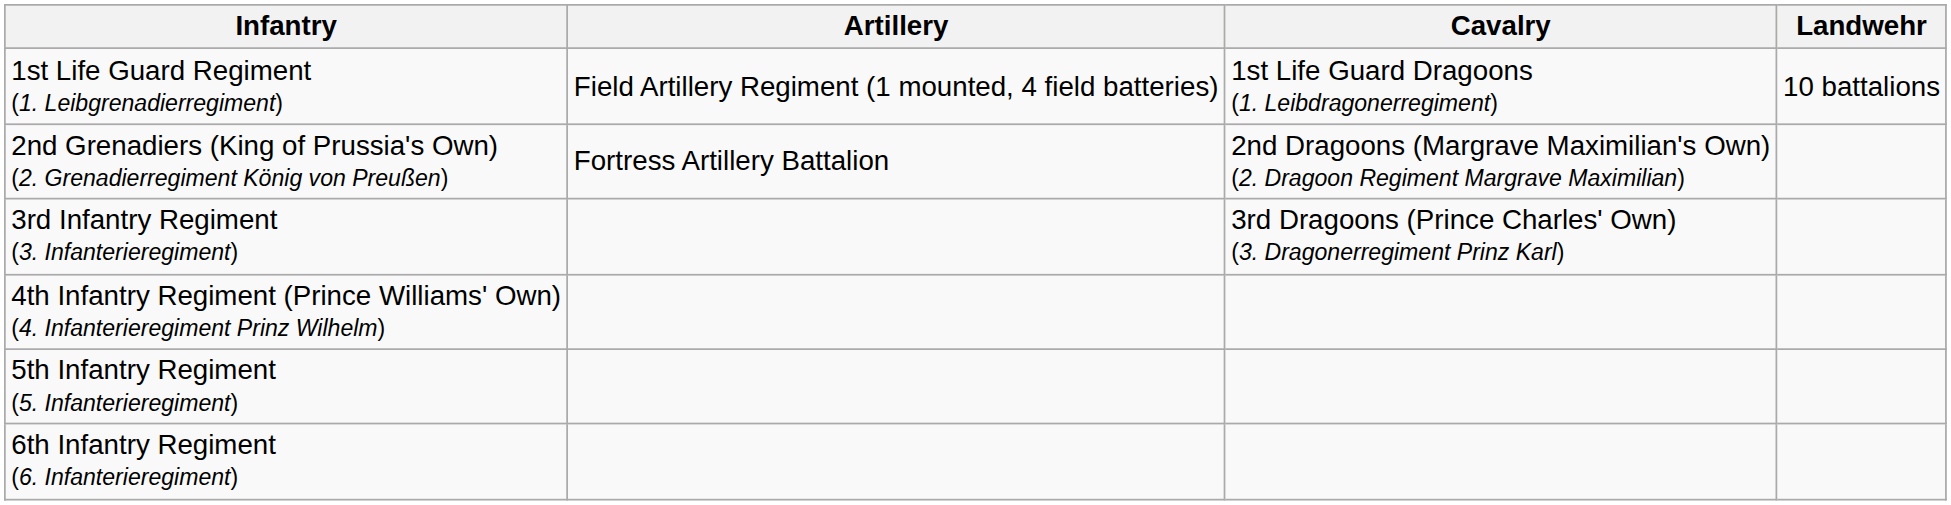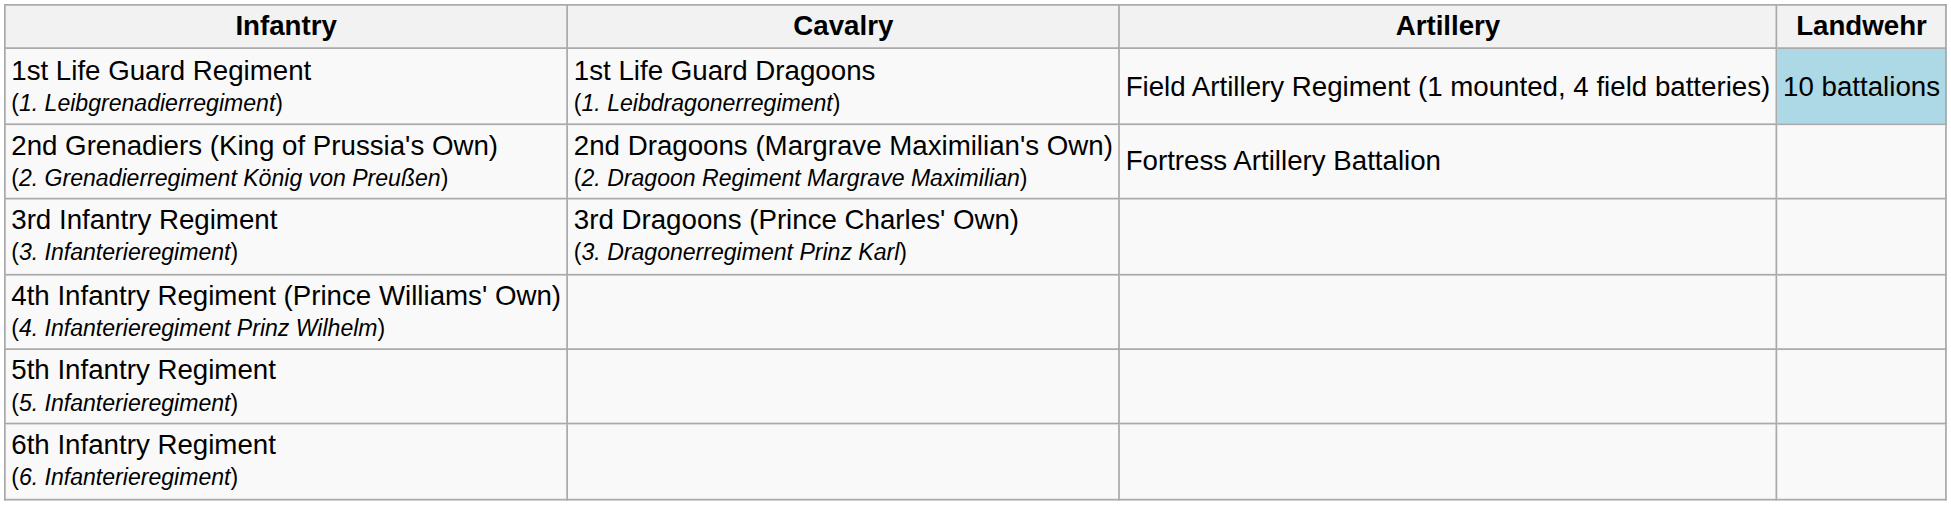columns swapped: (1501, 26) <-> (896, 26)
(1862, 85) no background -> (1862, 85) lightblue background
